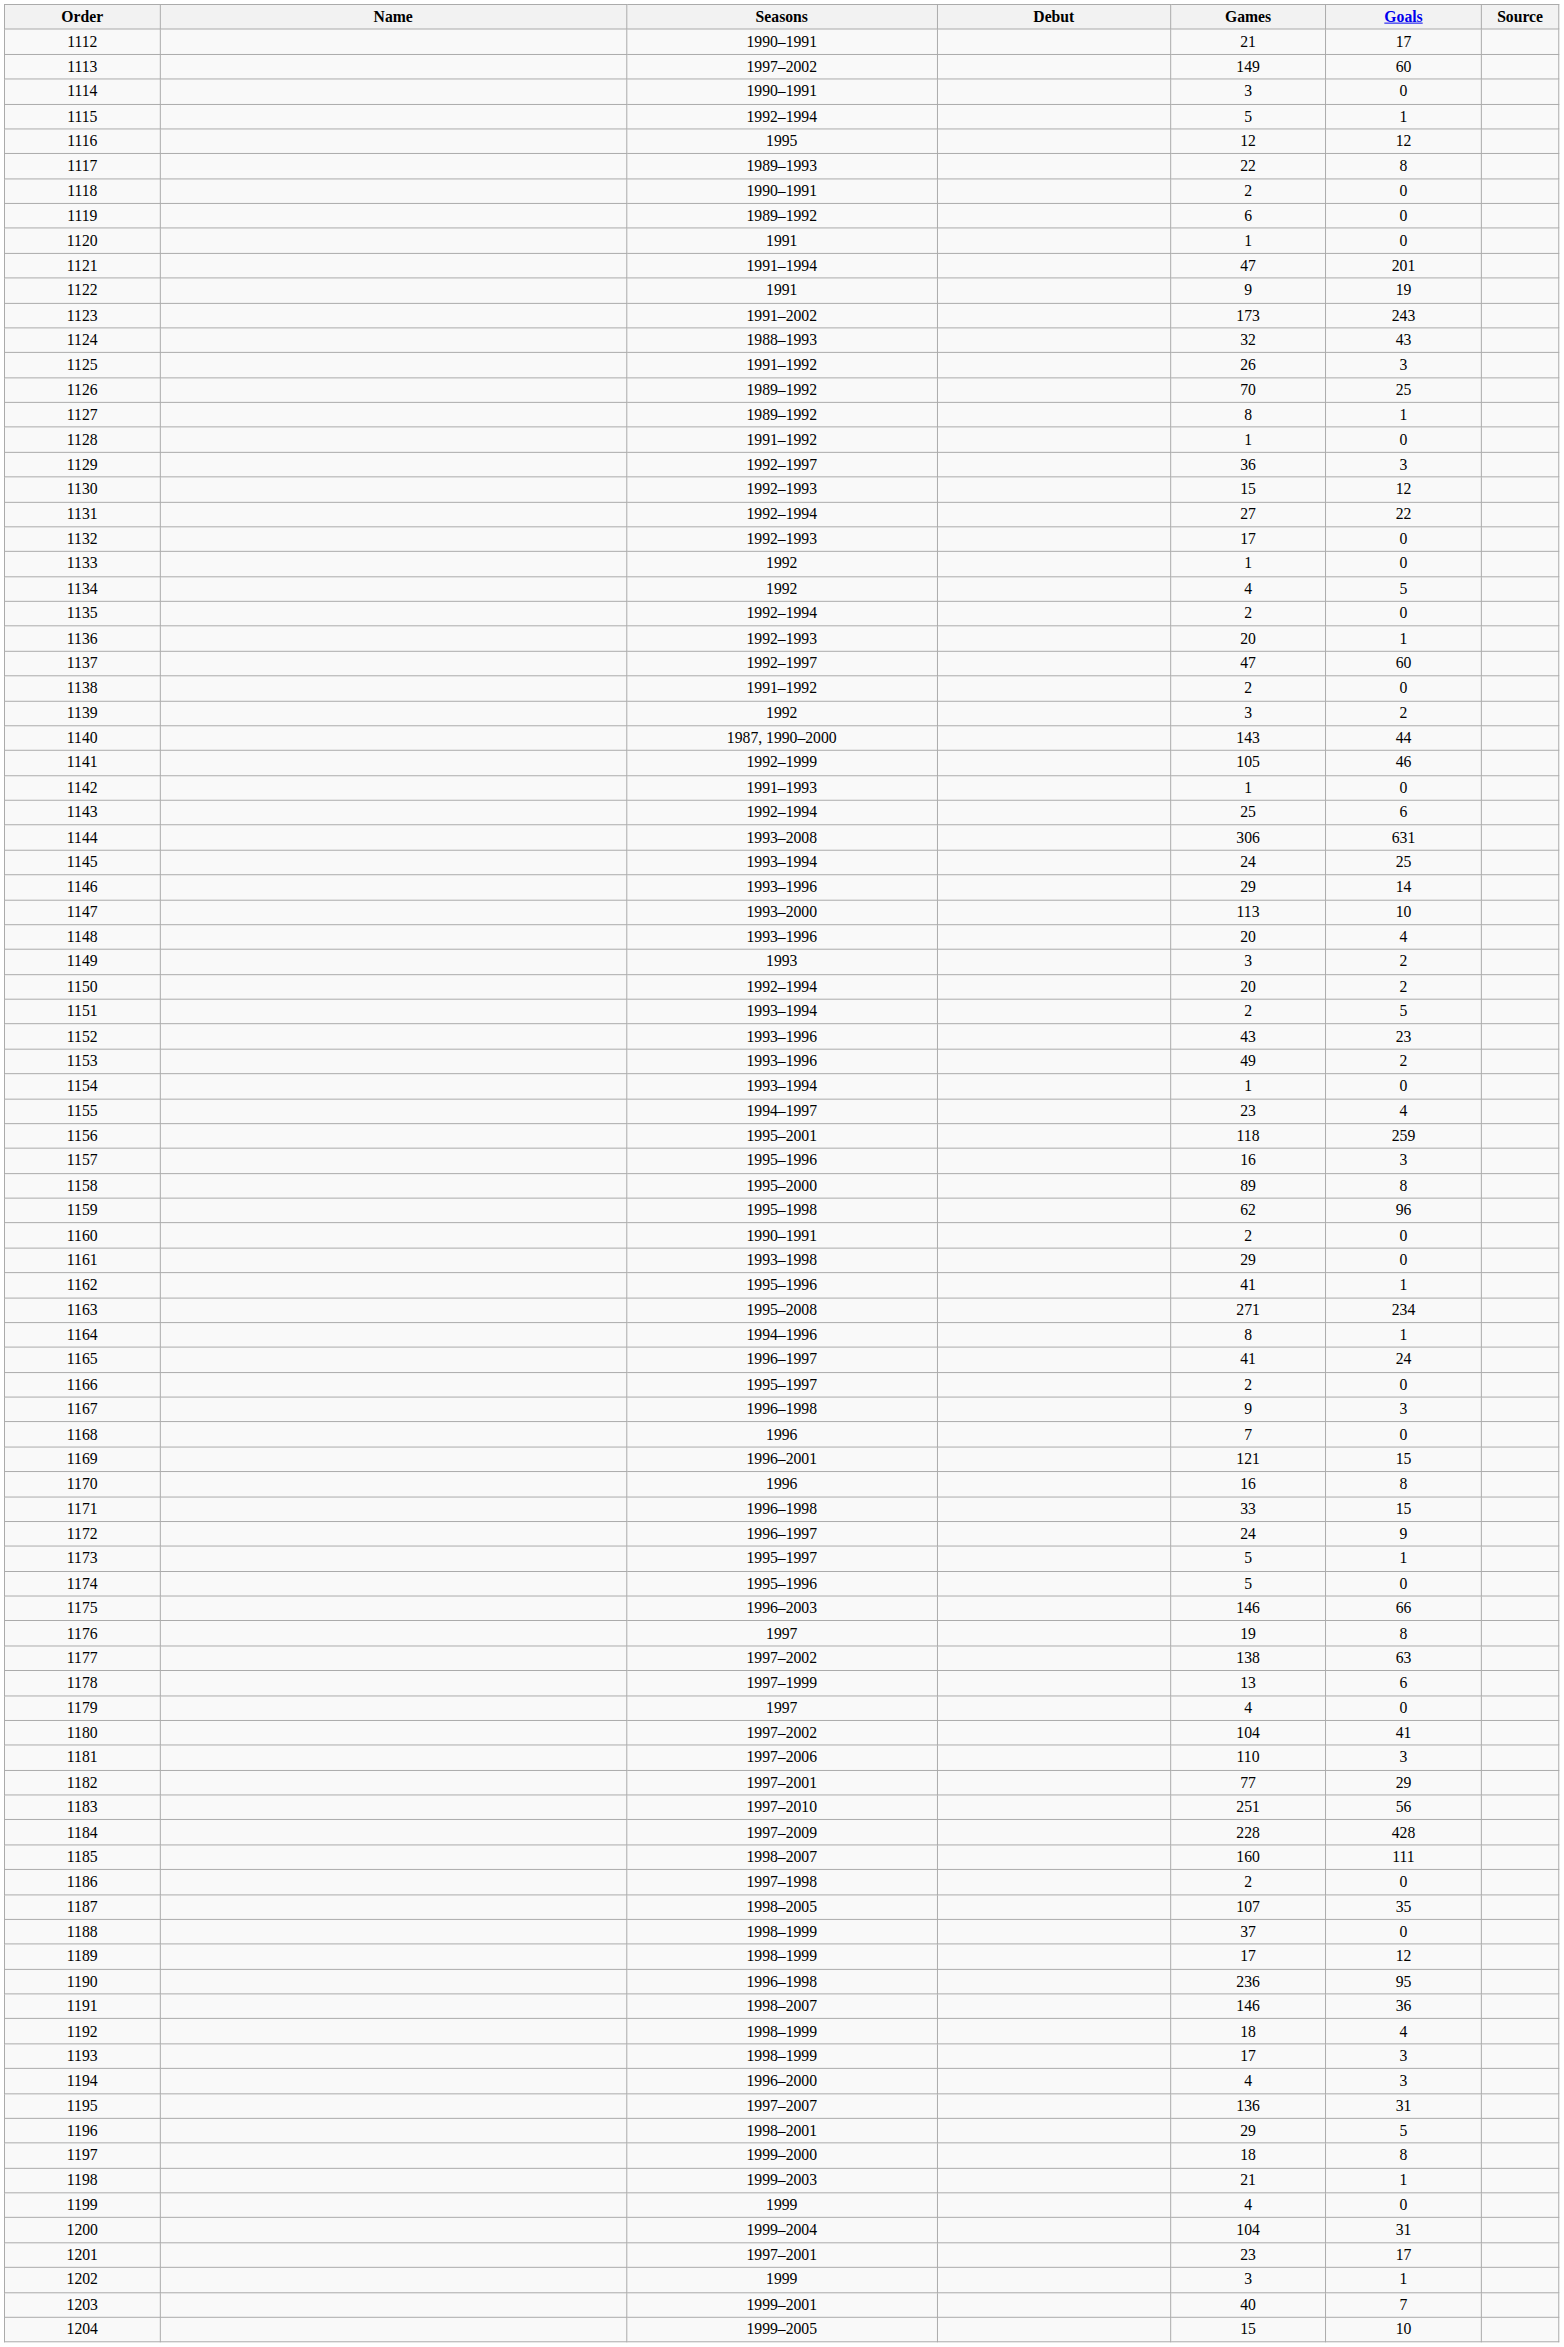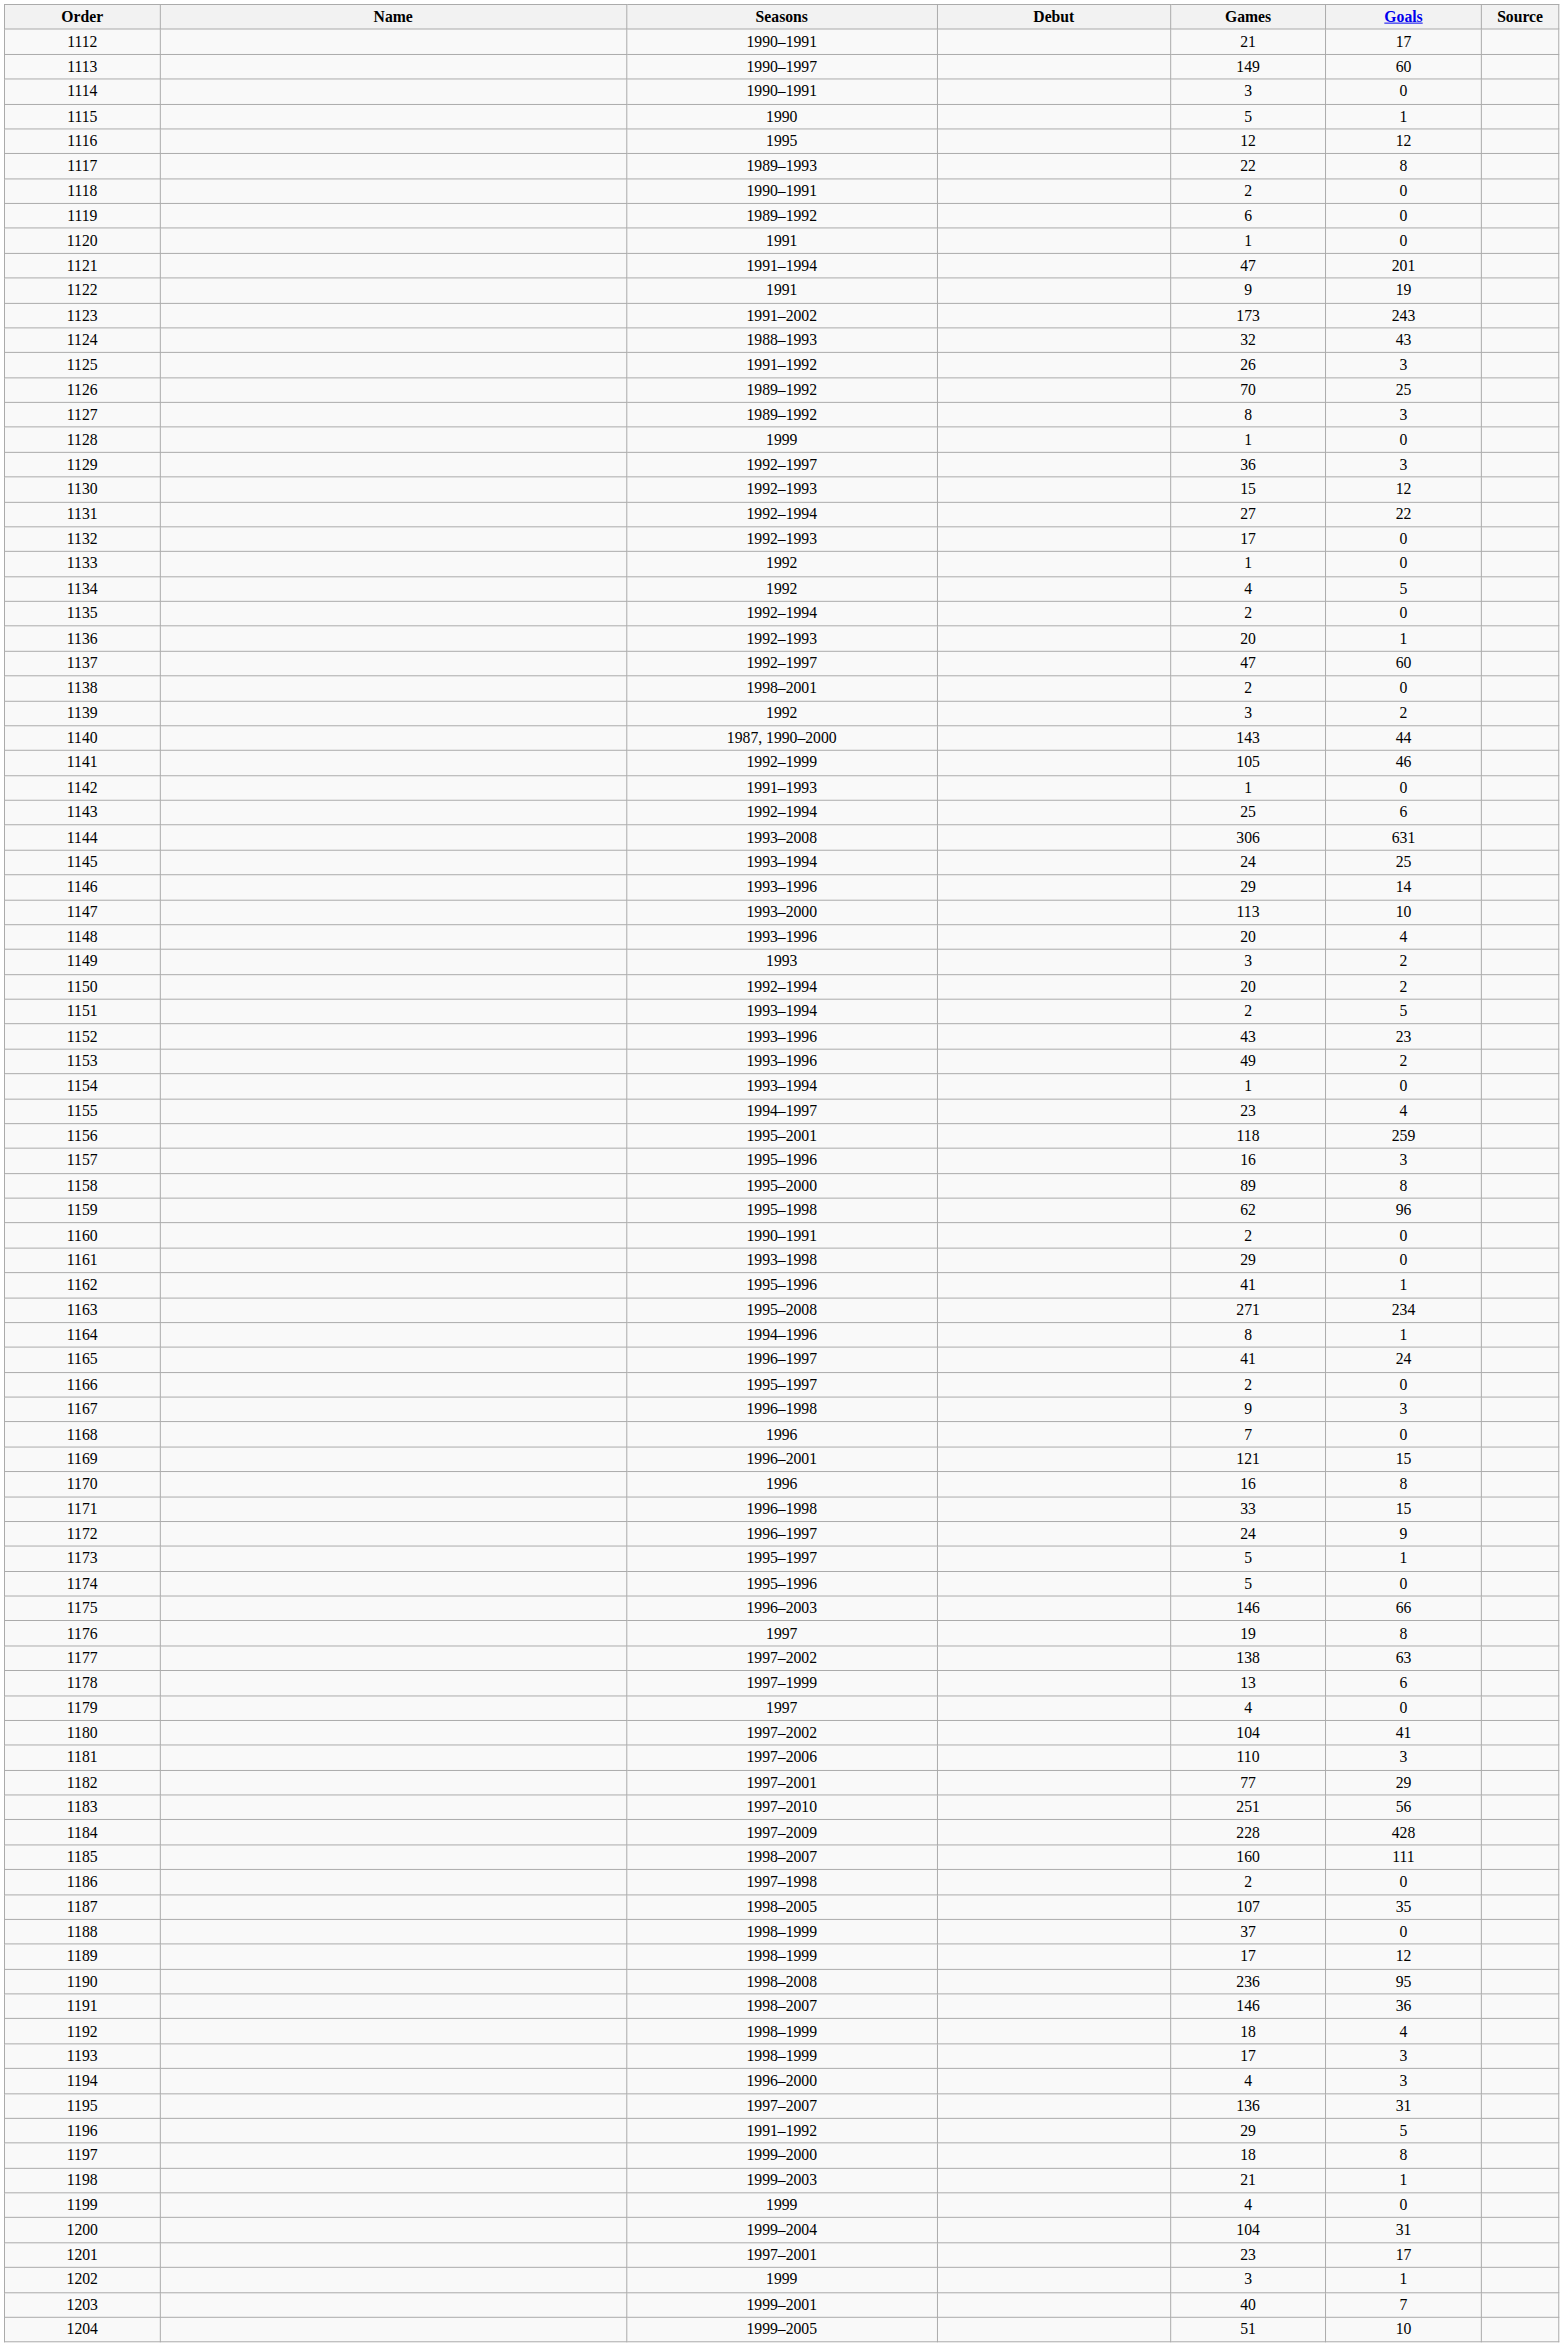(782, 66) 1997–2002 -> (782, 66) 1990–1997
(782, 116) 1992–1994 -> (782, 116) 1990
(1404, 414) 1 -> (1404, 414) 3
(782, 439) 1991–1992 -> (782, 439) 1999
(782, 688) 1991–1992 -> (782, 688) 1998–2001
(782, 1981) 1996–1998 -> (782, 1981) 1998–2008
(782, 2130) 1998–2001 -> (782, 2130) 1991–1992
(1248, 2329) 15 -> (1248, 2329) 51
